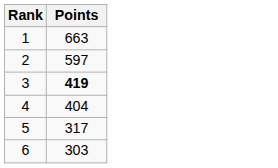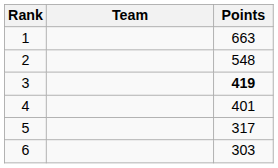+ column: (130, 15)
(77, 60) 597 -> (243, 60) 548
(77, 106) 404 -> (243, 106) 401
